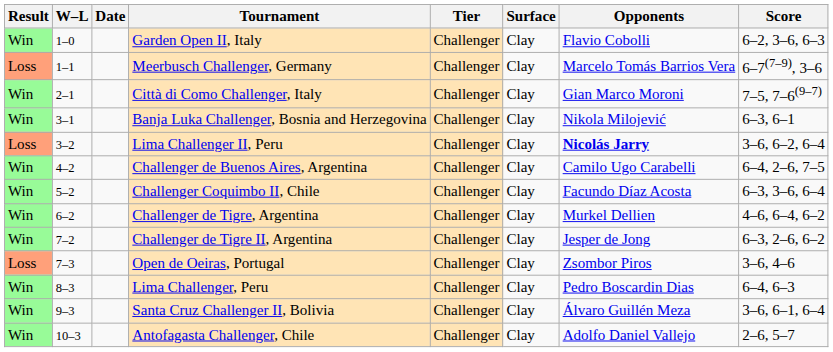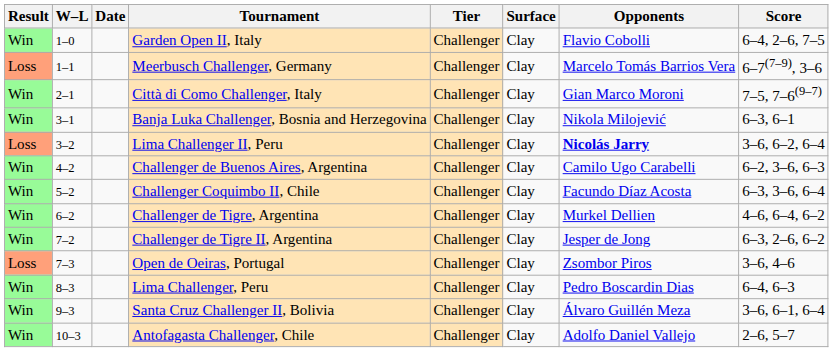(784, 40) 6–2, 3–6, 6–3 -> (784, 40) 6–4, 2–6, 7–5
(784, 167) 6–4, 2–6, 7–5 -> (784, 167) 6–2, 3–6, 6–3
